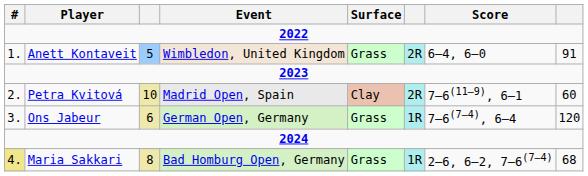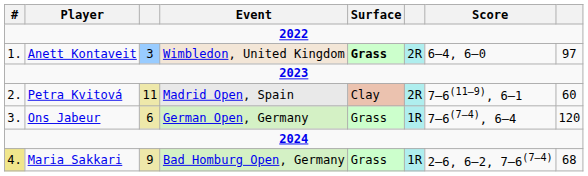(150, 54) 5 -> (150, 54) 3
(369, 54) normal -> (369, 54) bold
(569, 54) 91 -> (569, 54) 97
(150, 95) 10 -> (150, 95) 11
(150, 160) 8 -> (150, 160) 9
